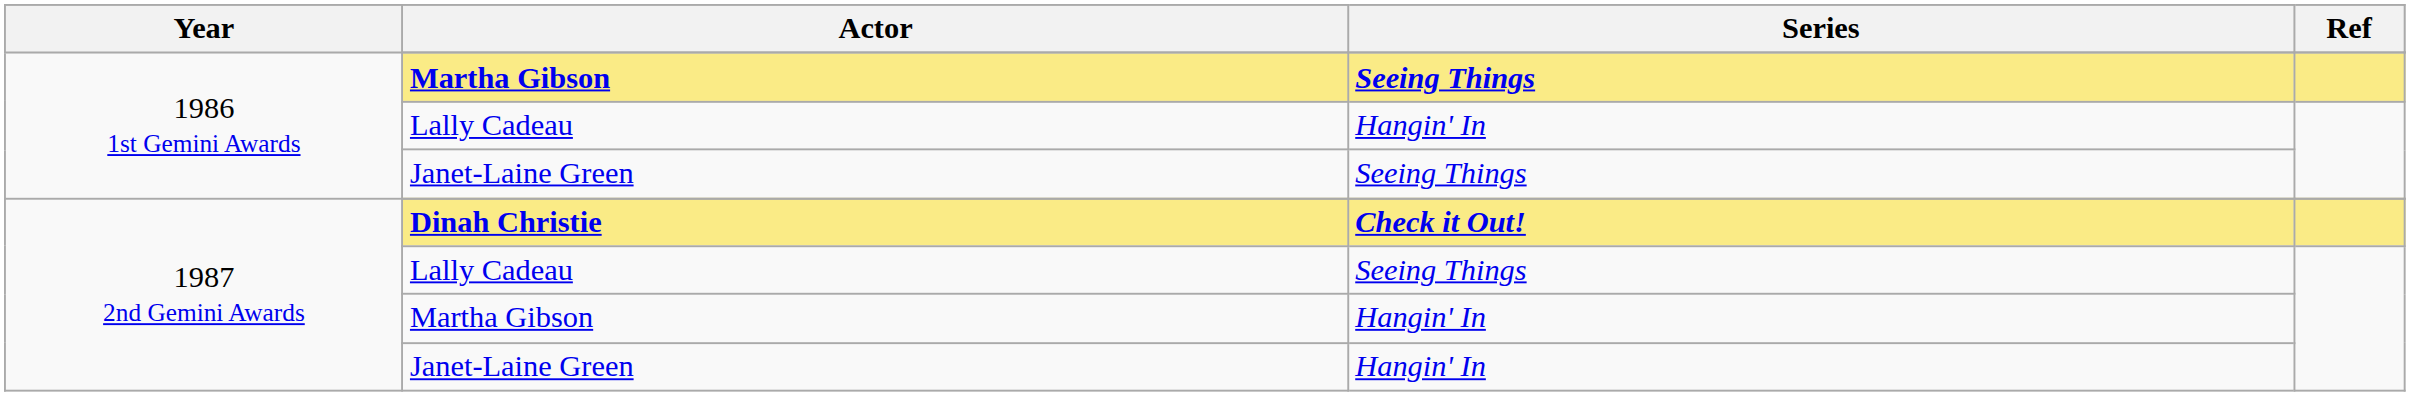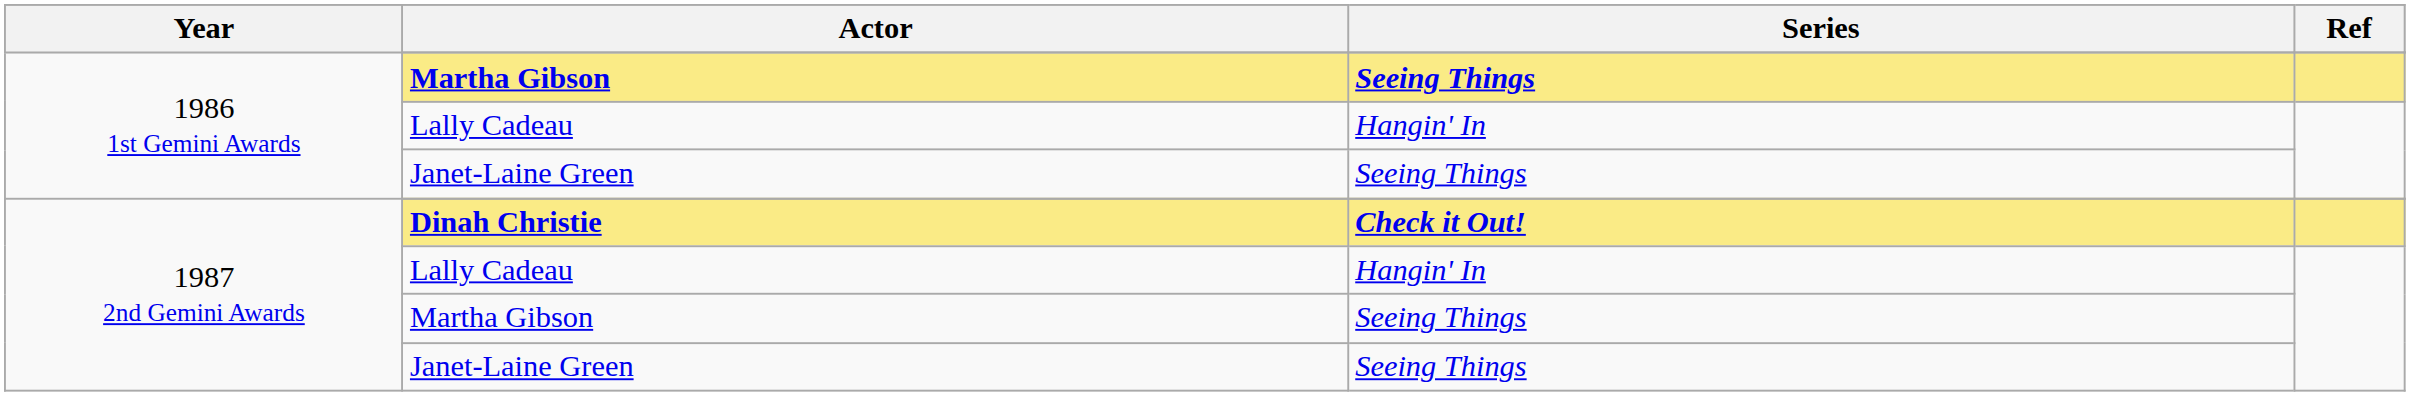(1441, 269) Seeing Things -> (1421, 269) Hangin' In
(1421, 317) Hangin' In -> (1441, 317) Seeing Things
(1421, 366) Hangin' In -> (1441, 366) Seeing Things
